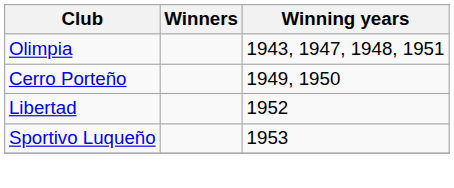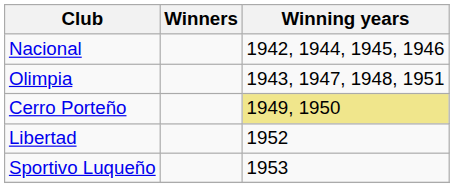+ row: (45, 49)
(293, 78) no background -> (293, 108) khaki background
